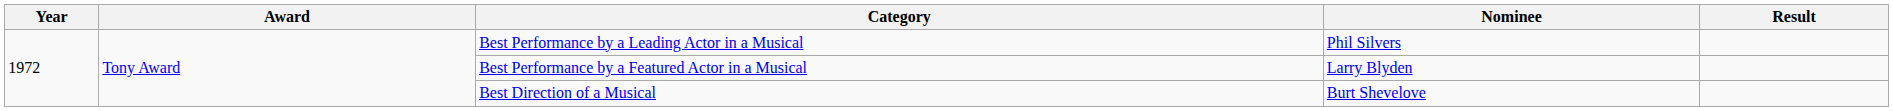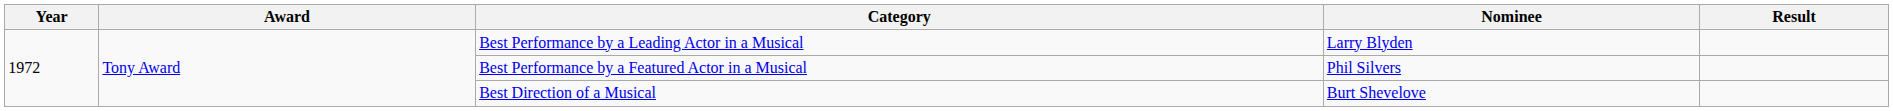(1364, 42) Phil Silvers -> (1370, 42) Larry Blyden
(1370, 67) Larry Blyden -> (1364, 67) Phil Silvers
